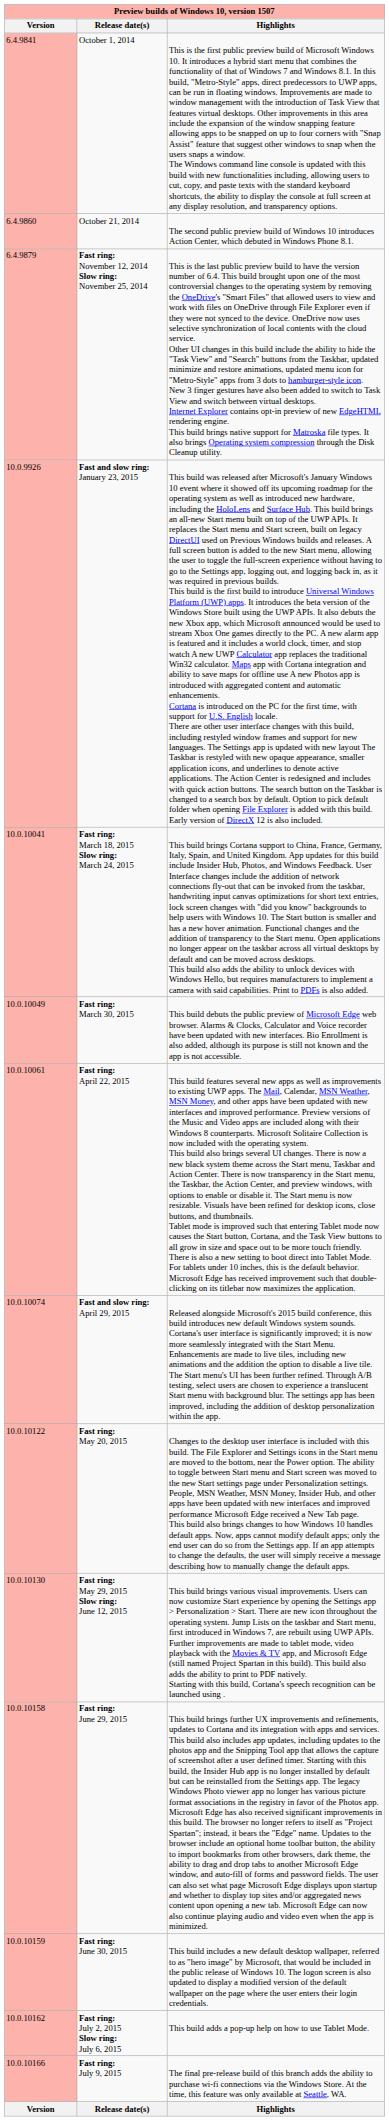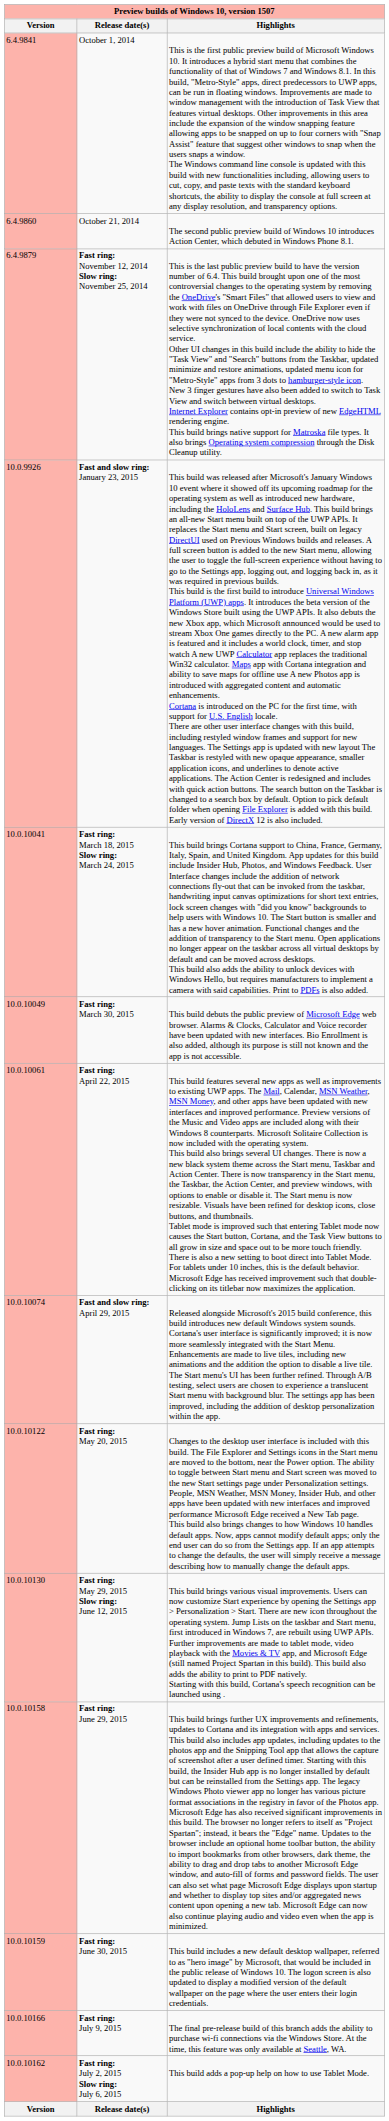rows swapped: (100, 2033) <-> (100, 2068)
